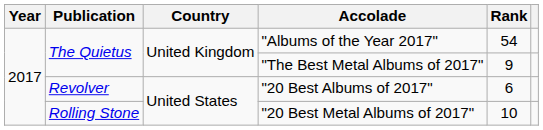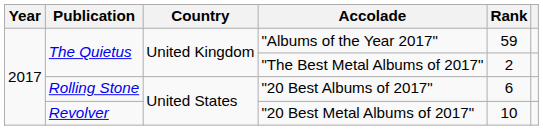(509, 40) 54 -> (509, 40) 59
(509, 64) 9 -> (509, 64) 2
(79, 88) Revolver -> (94, 88) Rolling Stone
(94, 112) Rolling Stone -> (79, 112) Revolver
